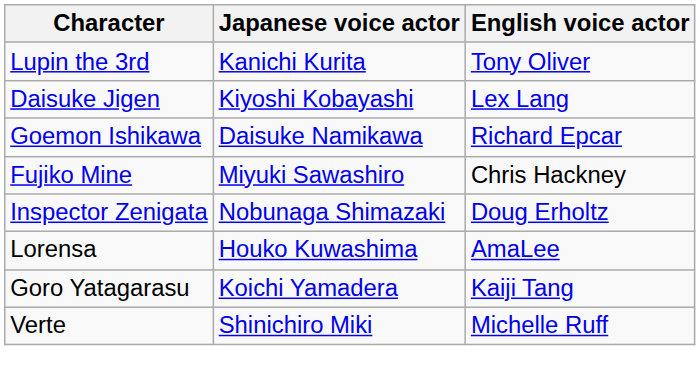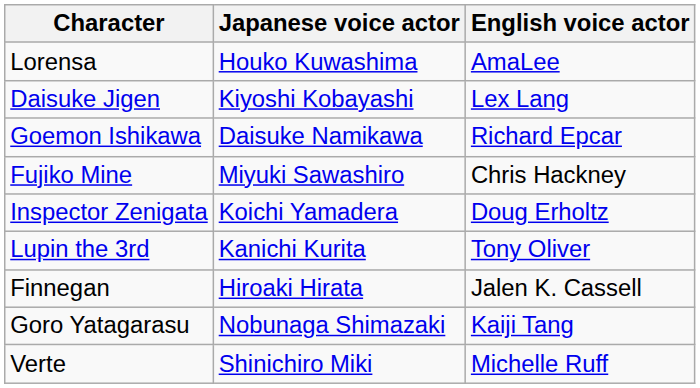rows swapped: (80, 61) <-> (53, 250)
(332, 212) Nobunaga Shimazaki -> (308, 212) Koichi Yamadera
+ row: (60, 288)
(308, 288) Koichi Yamadera -> (332, 325) Nobunaga Shimazaki
